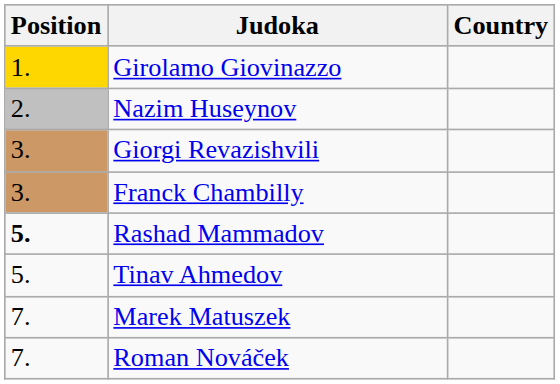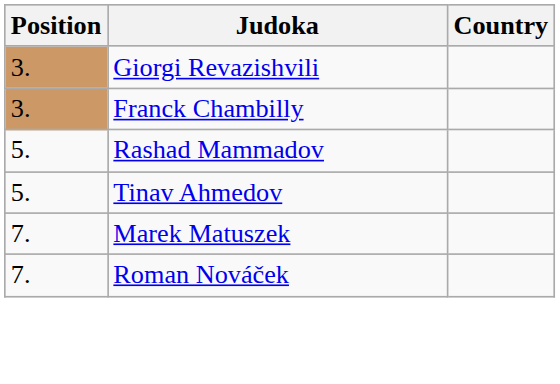- row: (227, 66)
- row: (205, 108)
(21, 233) bold -> (21, 150) normal
